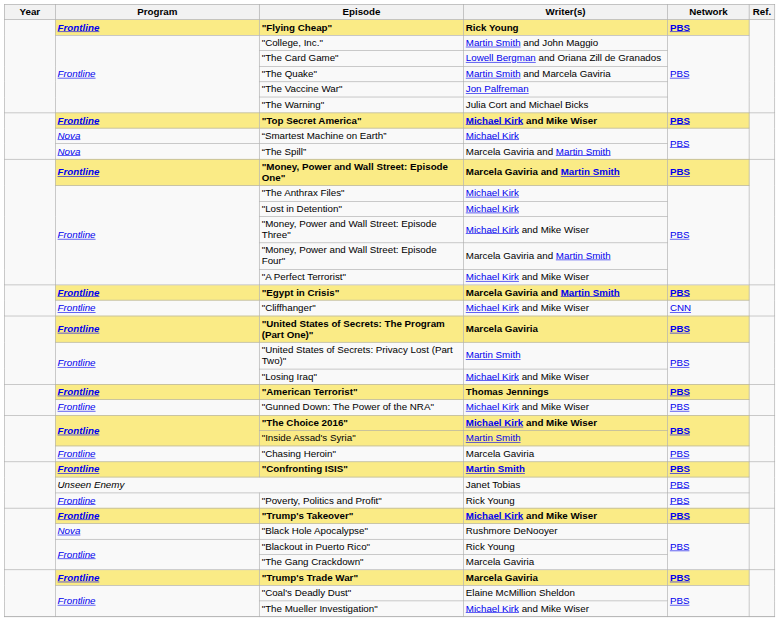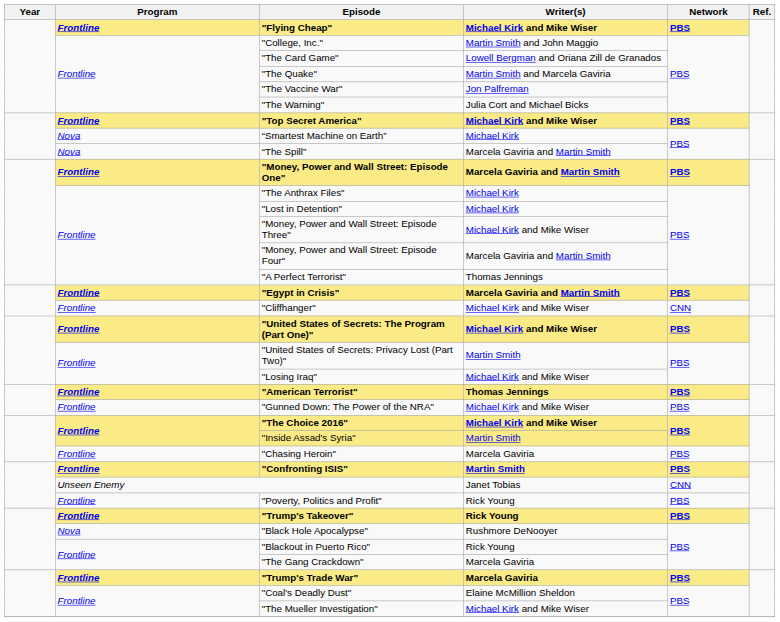(492, 27) Rick Young -> (531, 27) Michael Kirk and Mike Wiser
(527, 277) Michael Kirk and Mike Wiser -> (504, 277) Thomas Jennings
(502, 329) Marcela Gaviria -> (531, 329) Michael Kirk and Mike Wiser
(680, 485) PBS -> (680, 485) CNN
(531, 516) Michael Kirk and Mike Wiser -> (492, 516) Rick Young
